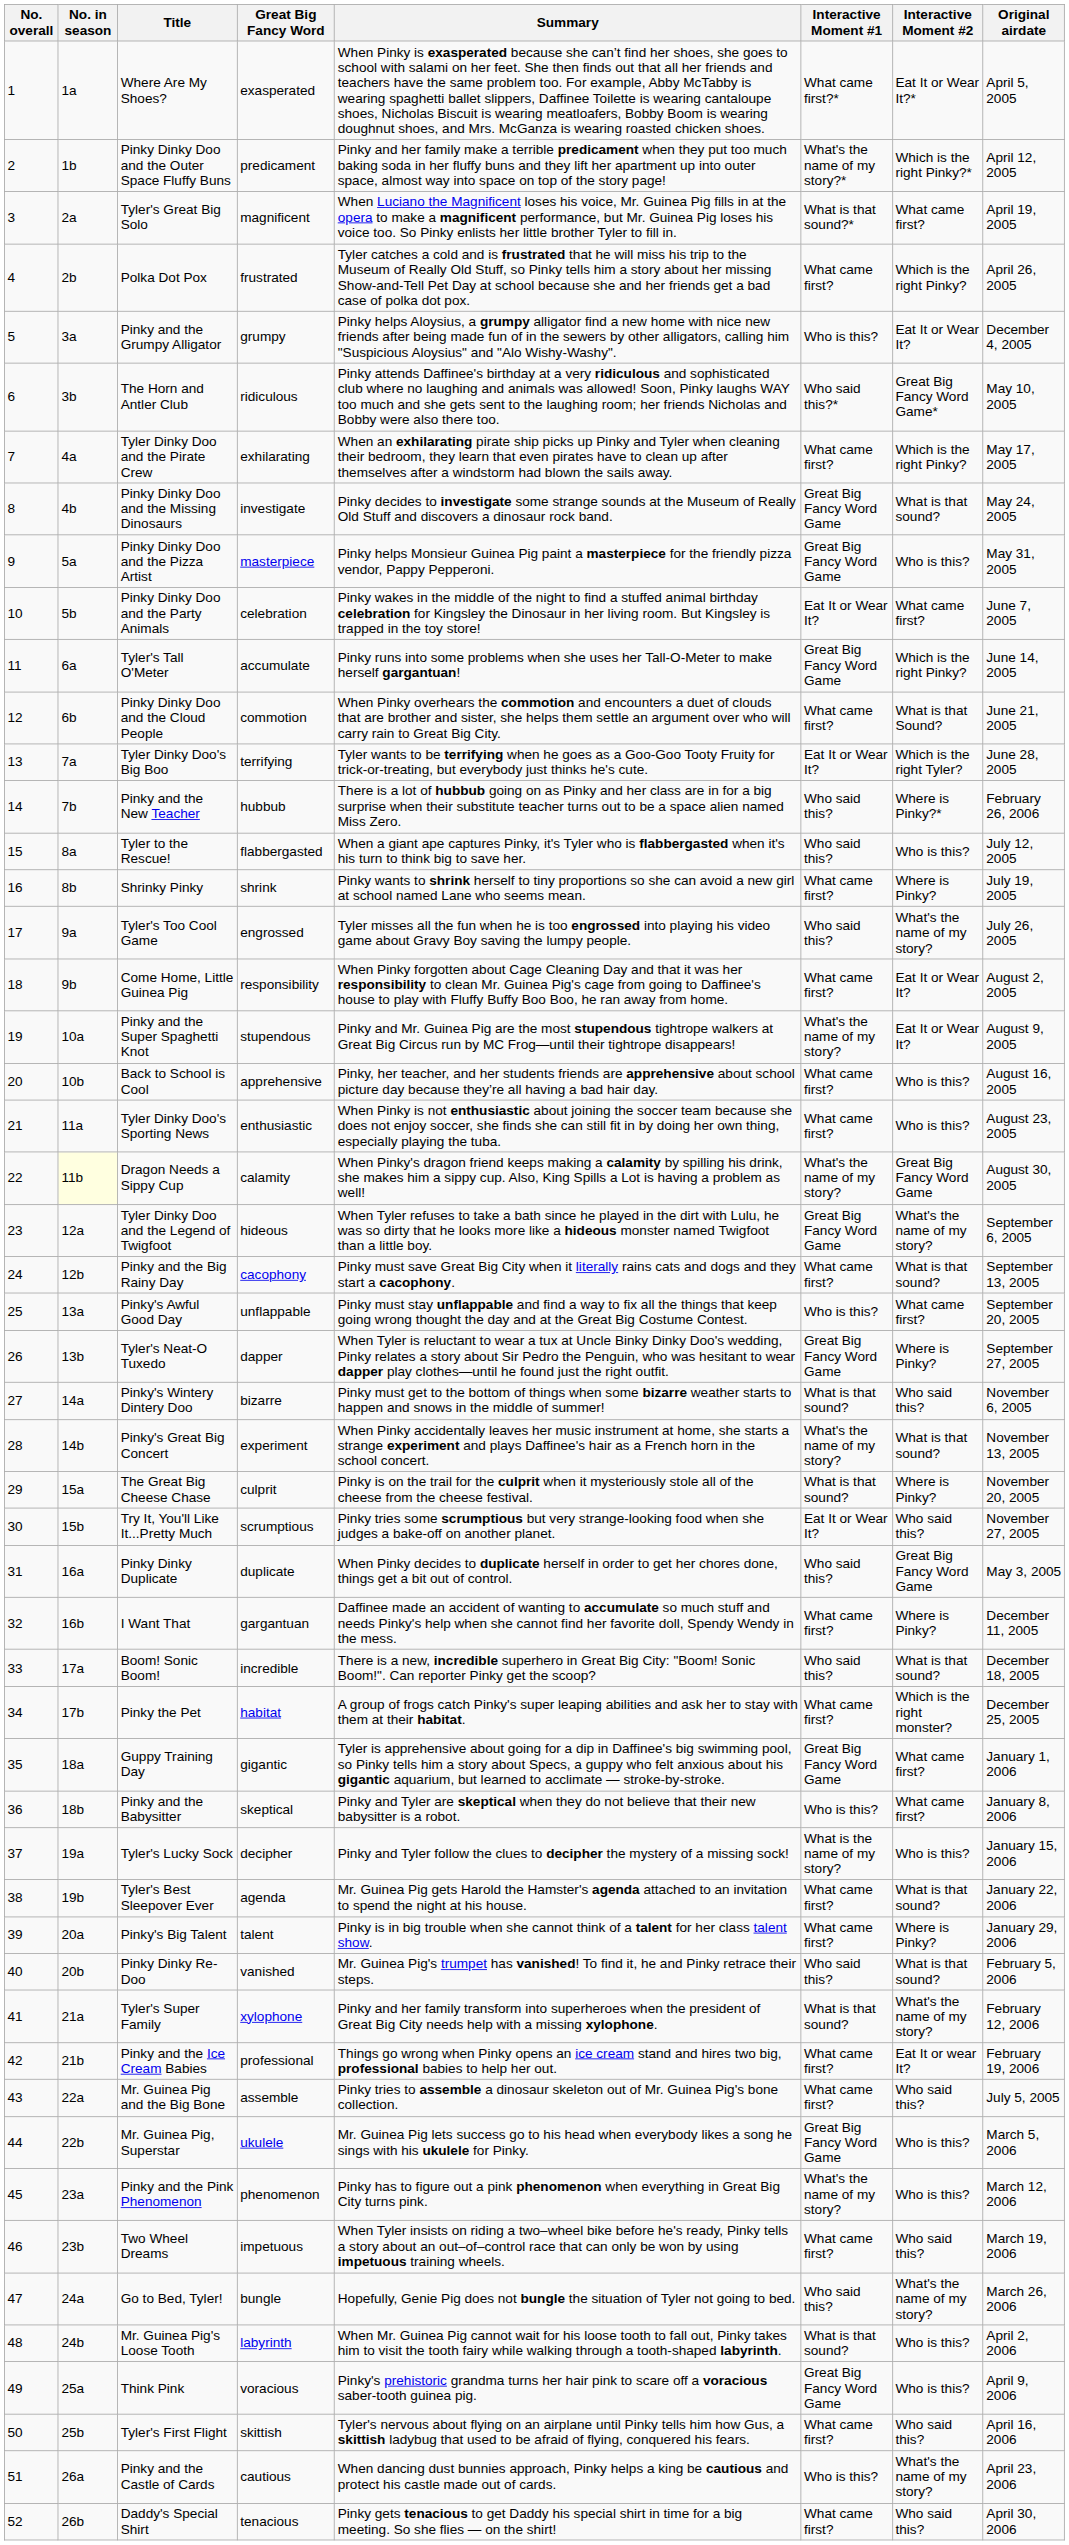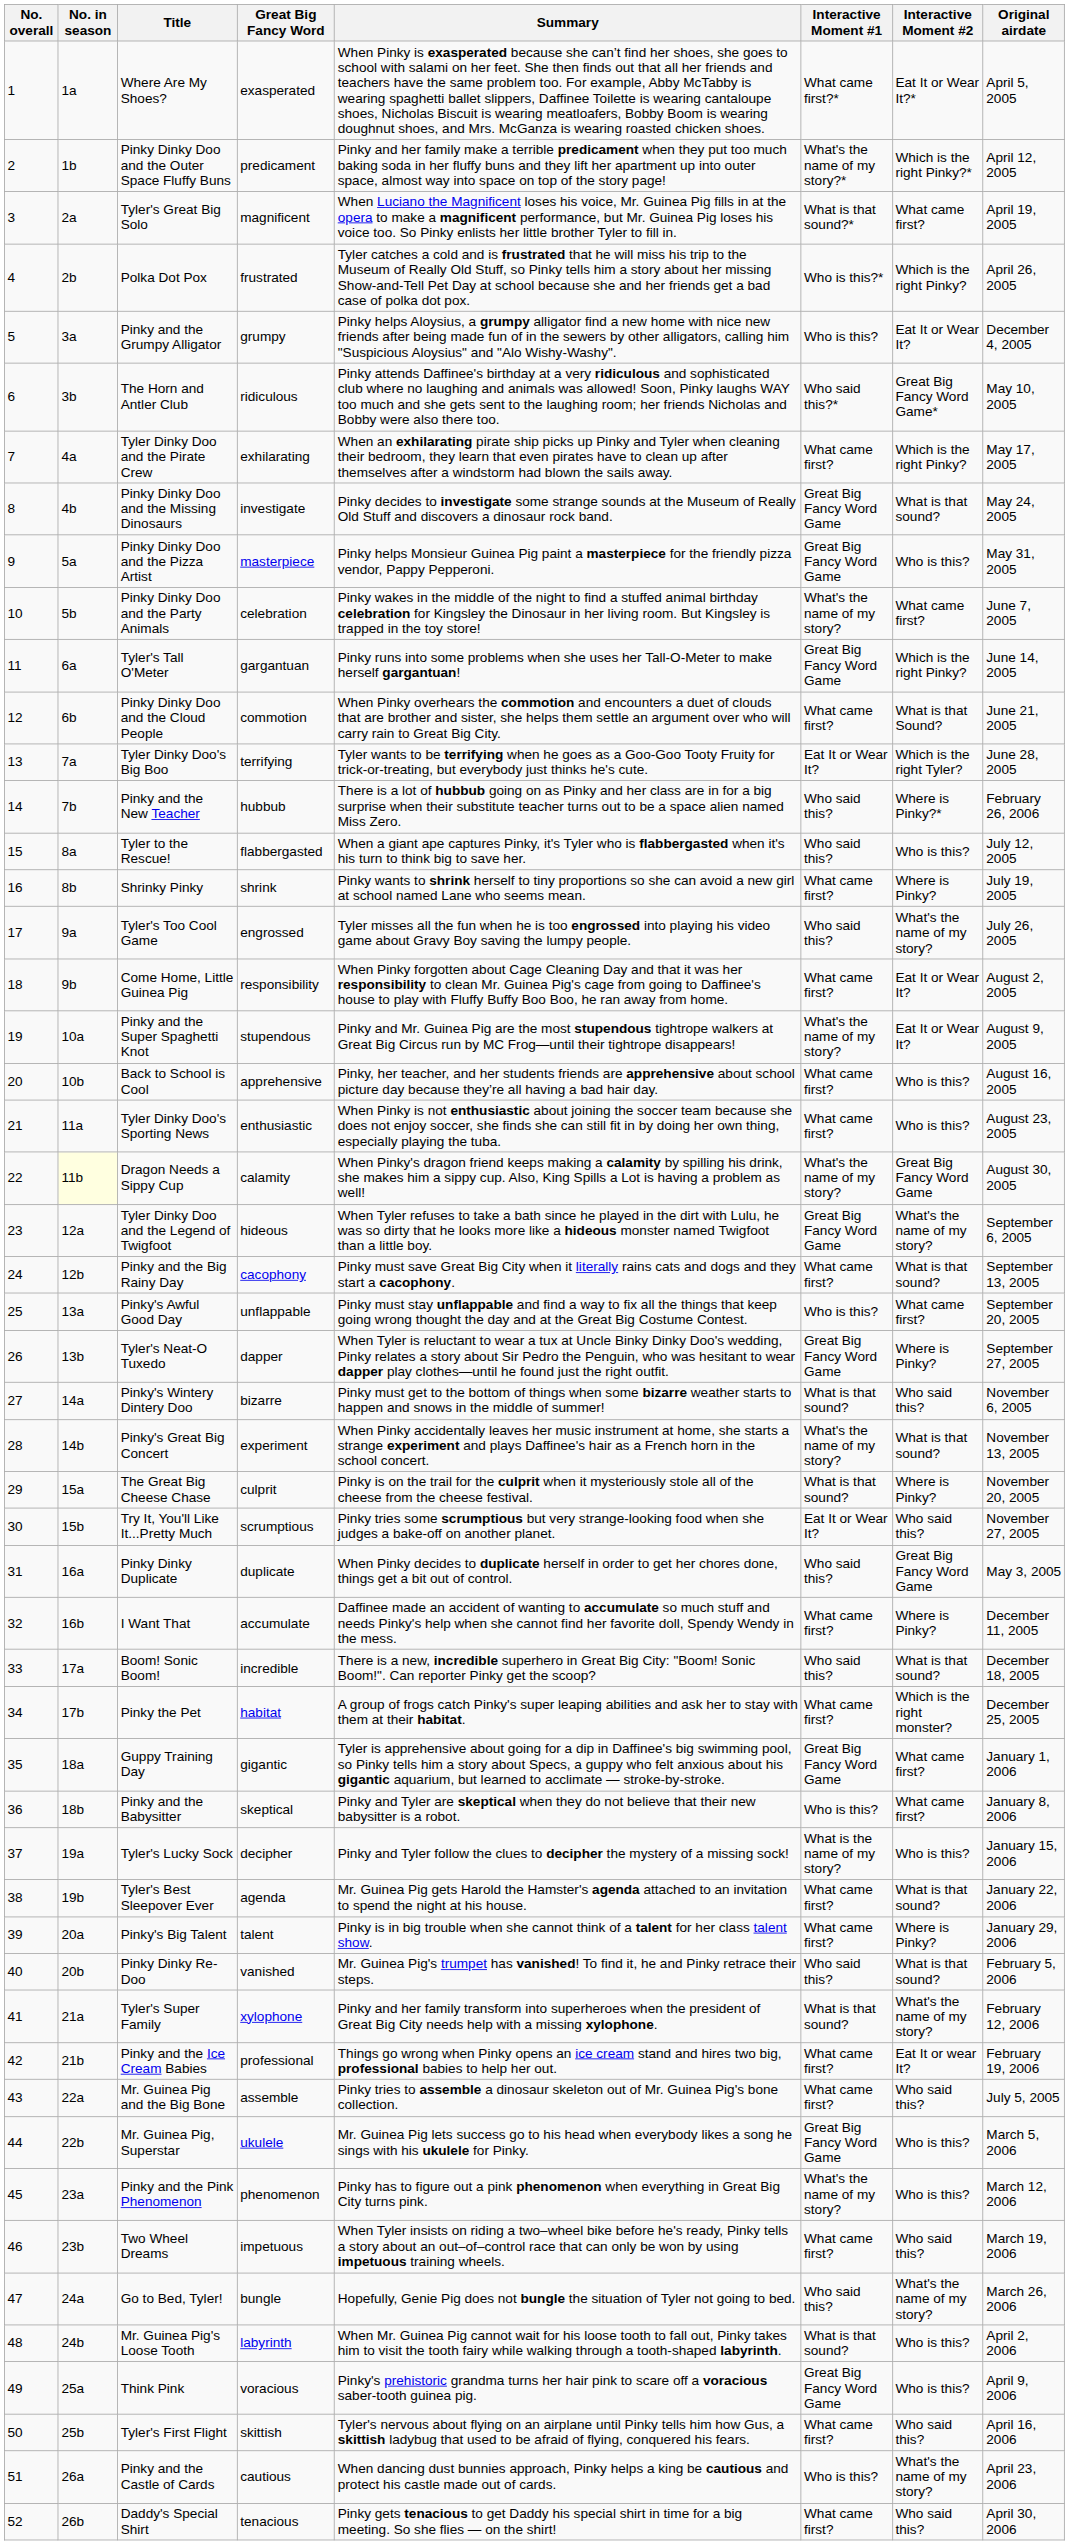(838, 277) What came first? -> (844, 277) Who is this?*
(846, 613) Eat It or Wear It? -> (840, 613) What's the name of my story?
(275, 665) accumulate -> (275, 665) gargantuan
(275, 1623) gargantuan -> (275, 1623) accumulate
